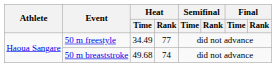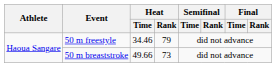(143, 40) 34.49 -> (143, 40) 34.46
(167, 40) 77 -> (167, 40) 79
(143, 55) 49.68 -> (143, 55) 49.66
(167, 55) 74 -> (167, 55) 73
